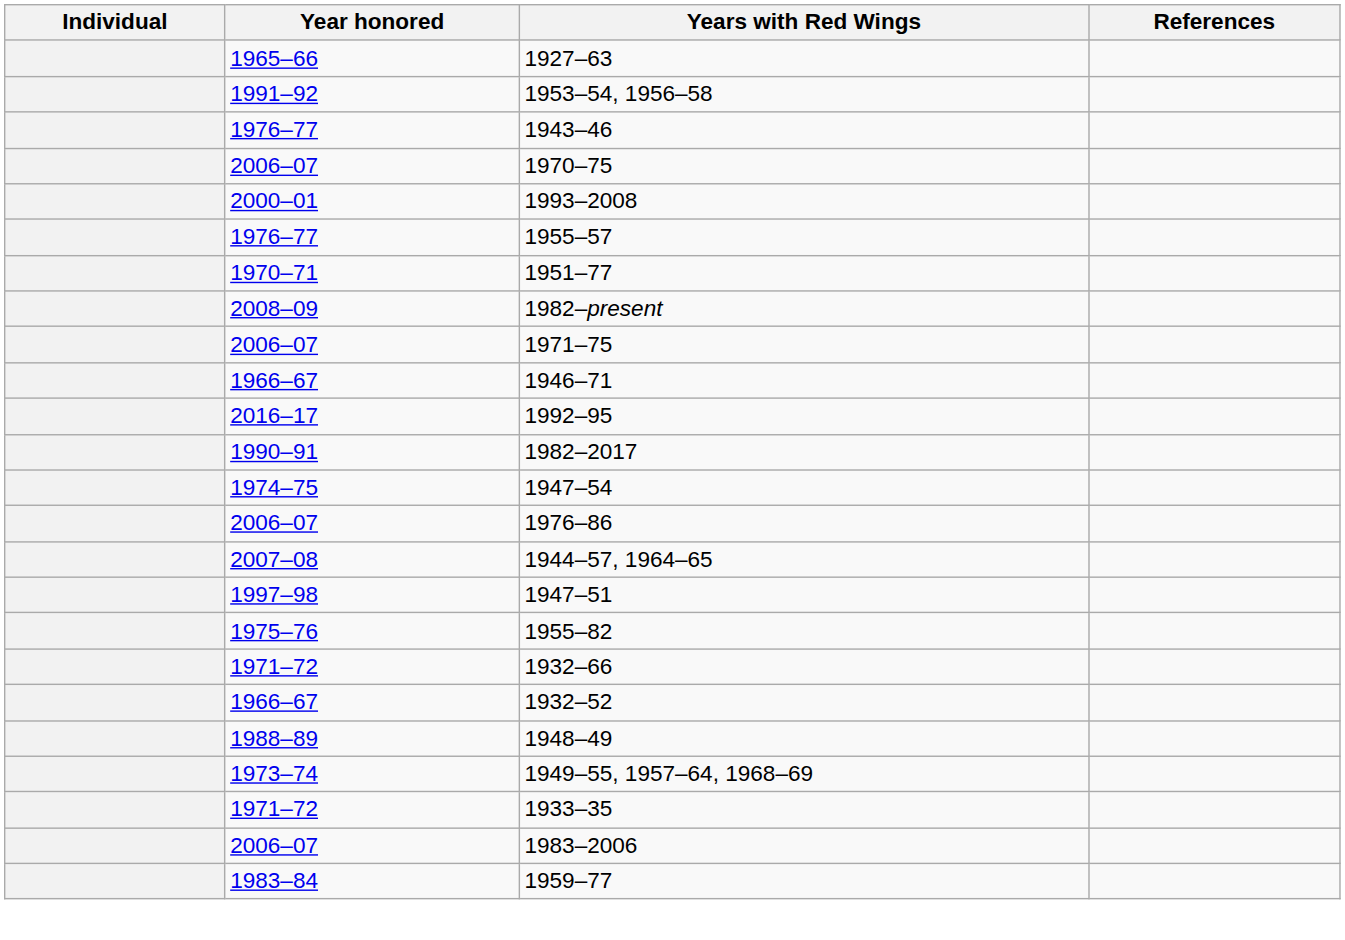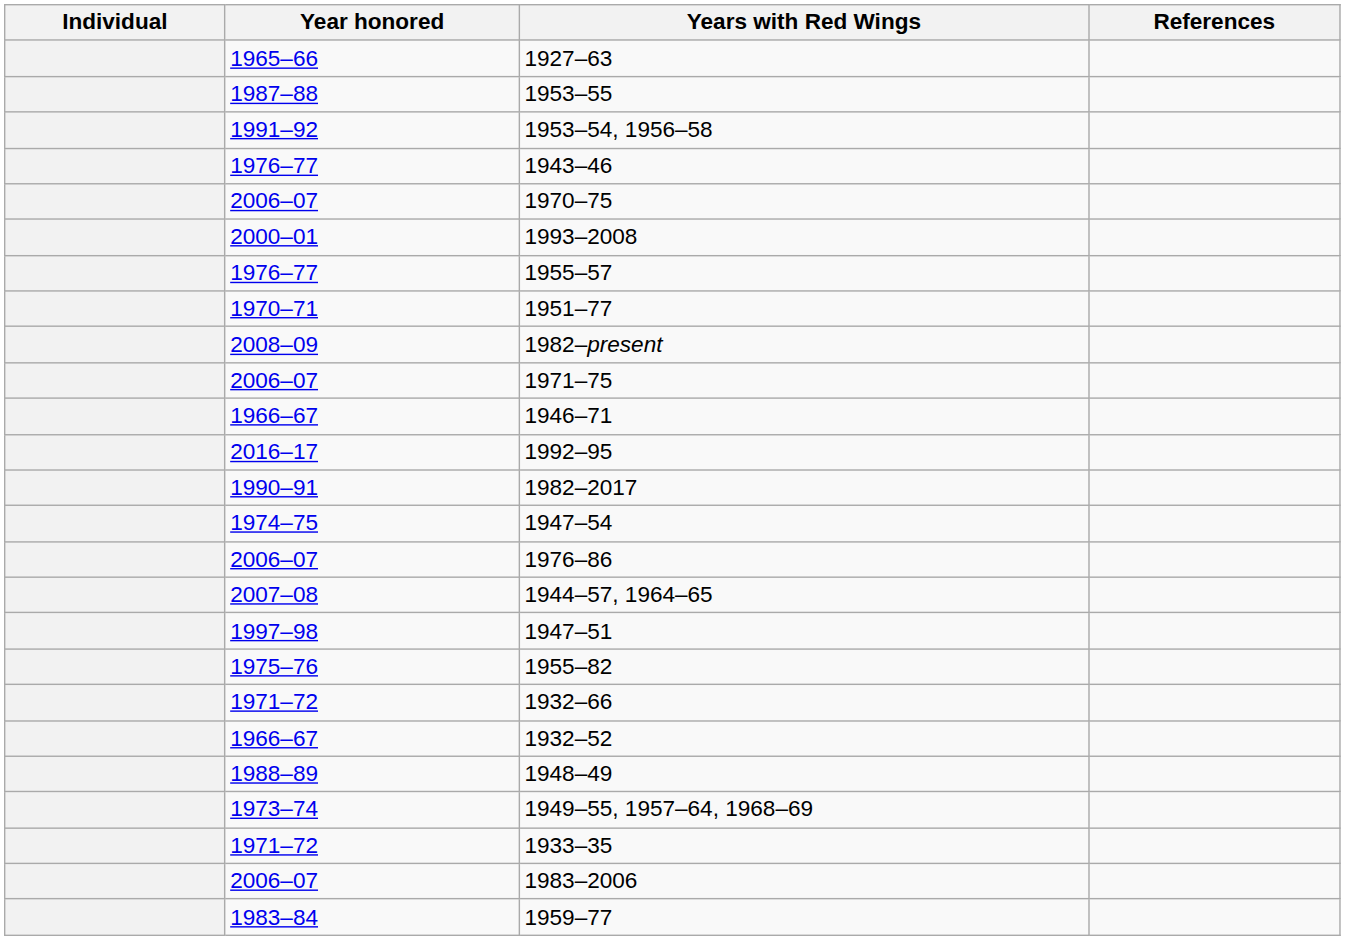+ row: (568, 93)
